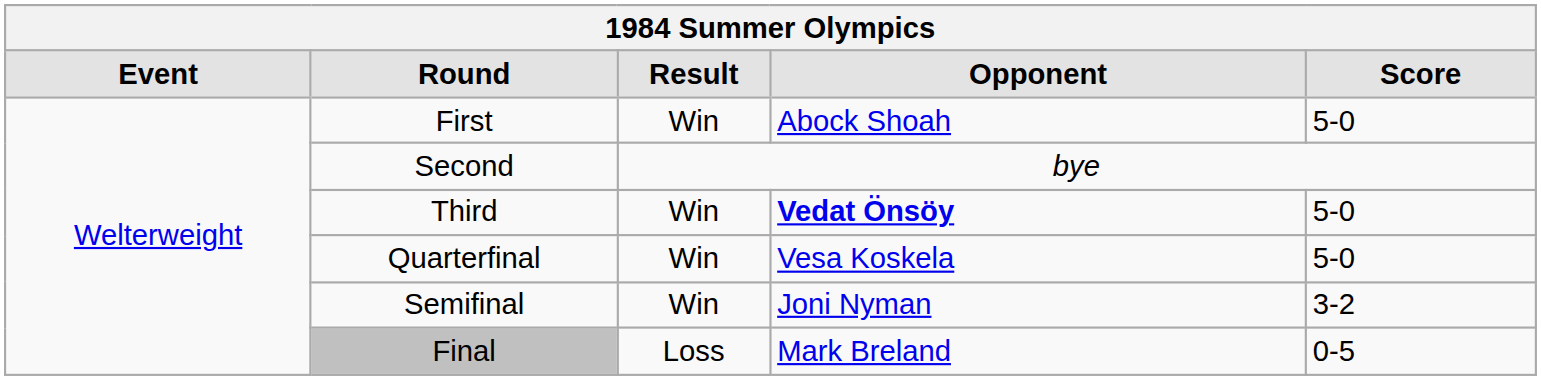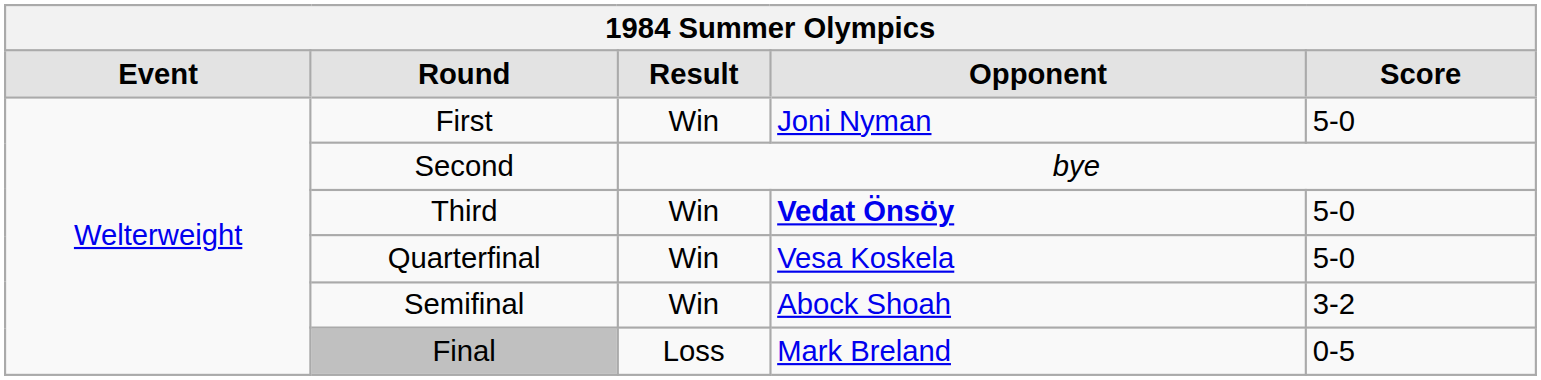(864, 120) Abock Shoah -> (854, 120) Joni Nyman
(854, 304) Joni Nyman -> (864, 304) Abock Shoah
